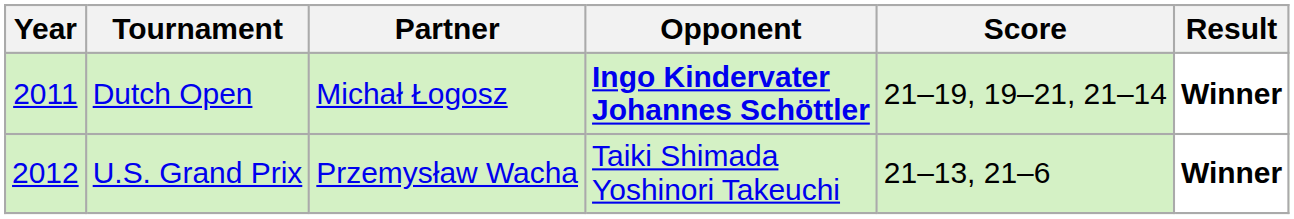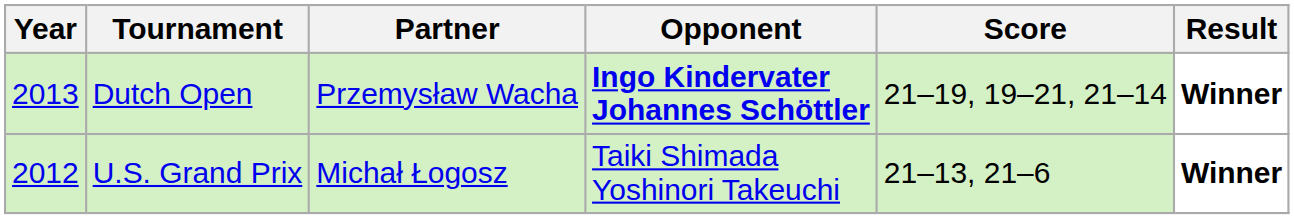(45, 93) 2011 -> (45, 93) 2013
(412, 93) Michał Łogosz -> (447, 93) Przemysław Wacha
(447, 174) Przemysław Wacha -> (412, 174) Michał Łogosz
